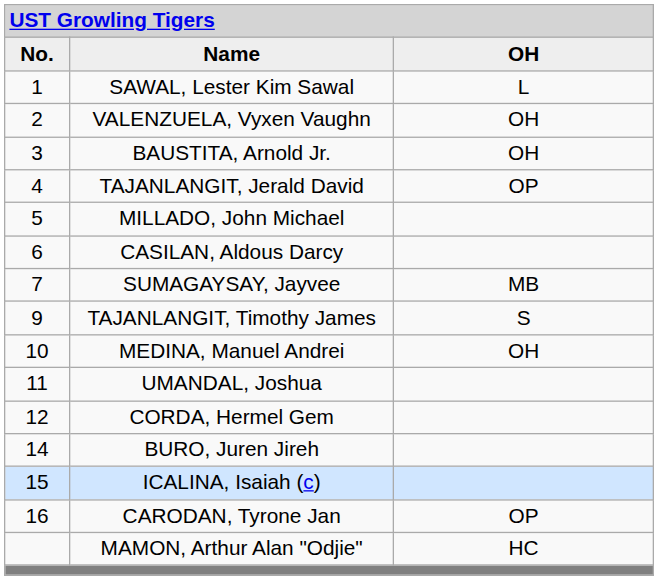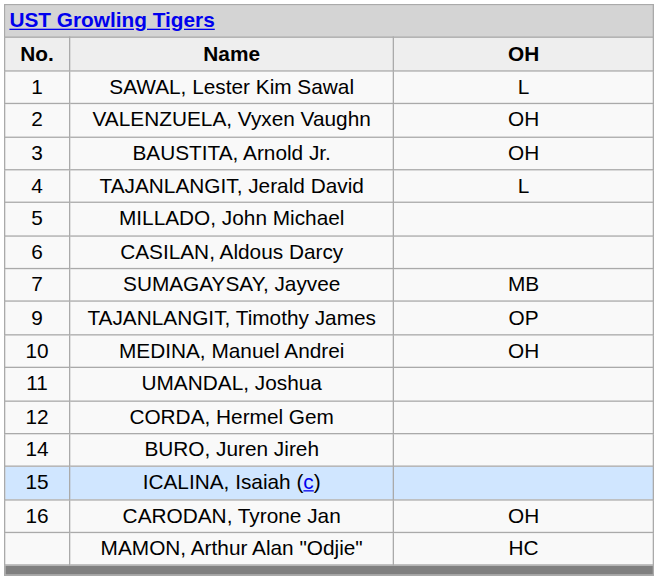(524, 185) OP -> (524, 185) L
(524, 317) S -> (524, 317) OP
(524, 515) OP -> (524, 515) OH
